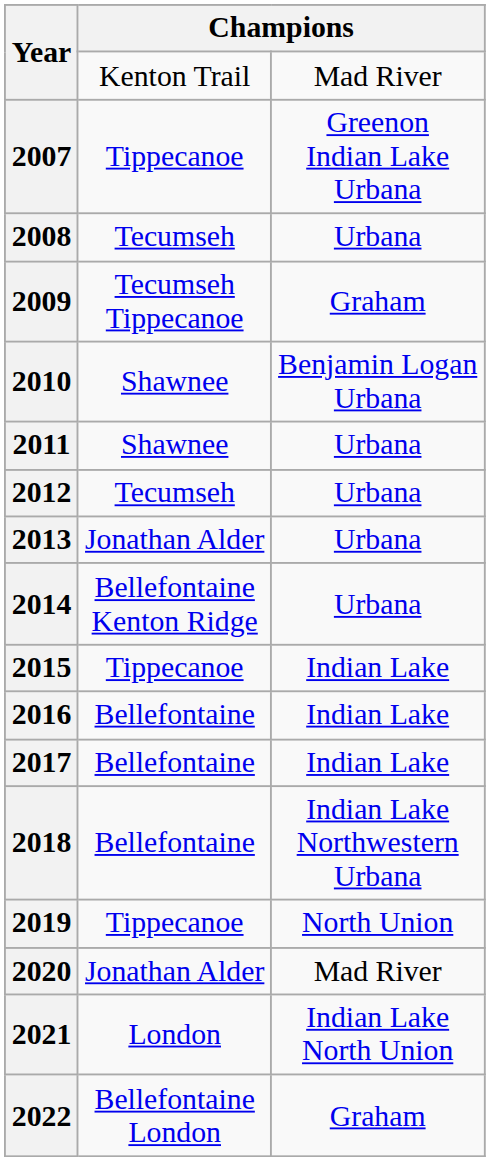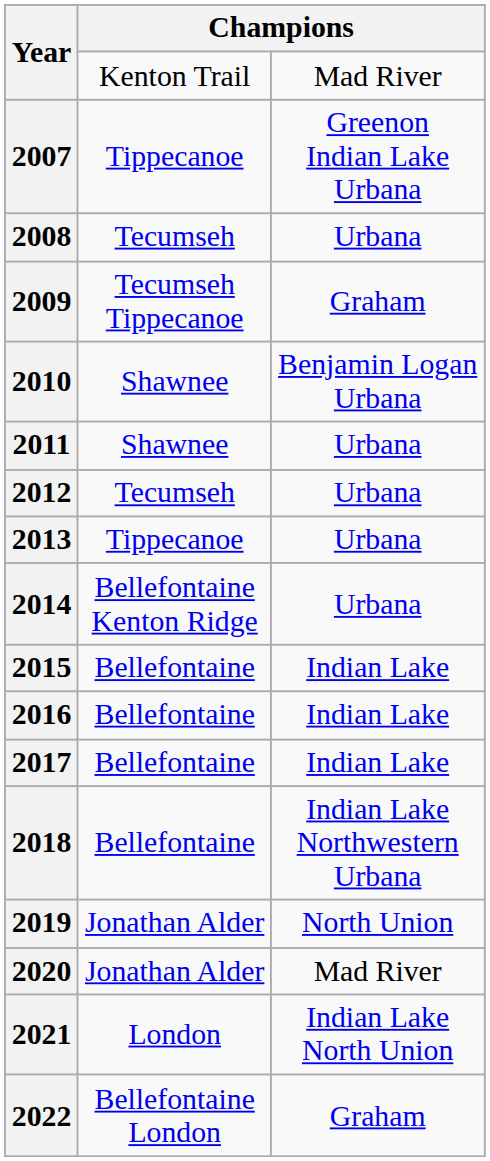(175, 539) Jonathan Alder -> (175, 539) Tippecanoe
(175, 667) Tippecanoe -> (175, 667) Bellefontaine
(175, 923) Tippecanoe -> (175, 923) Jonathan Alder
